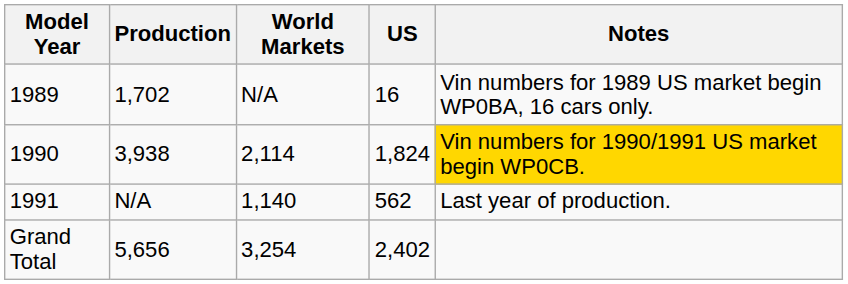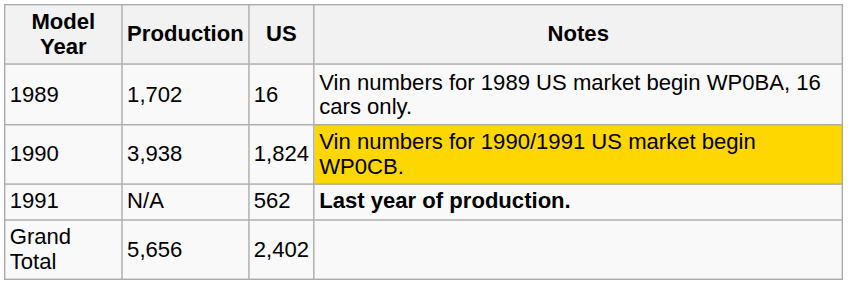- column: (303, 34)
(562, 201) normal -> (451, 201) bold
